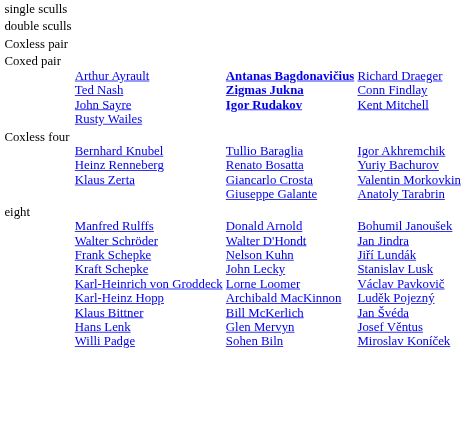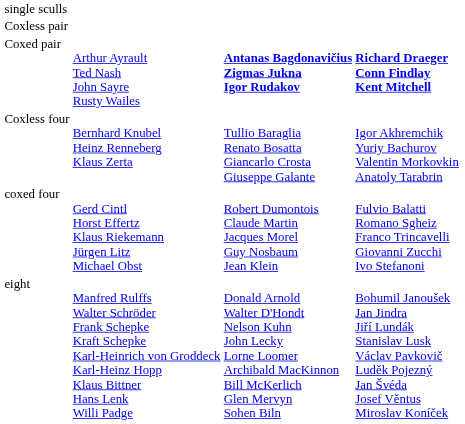- row: (38, 26)
(400, 90) normal -> (402, 72) bold
+ row: (32, 194)
